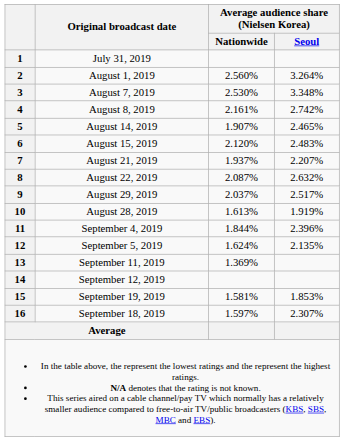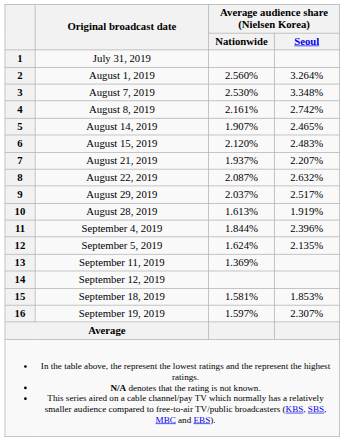(122, 296) September 19, 2019 -> (122, 296) September 18, 2019
(122, 313) September 18, 2019 -> (122, 313) September 19, 2019
